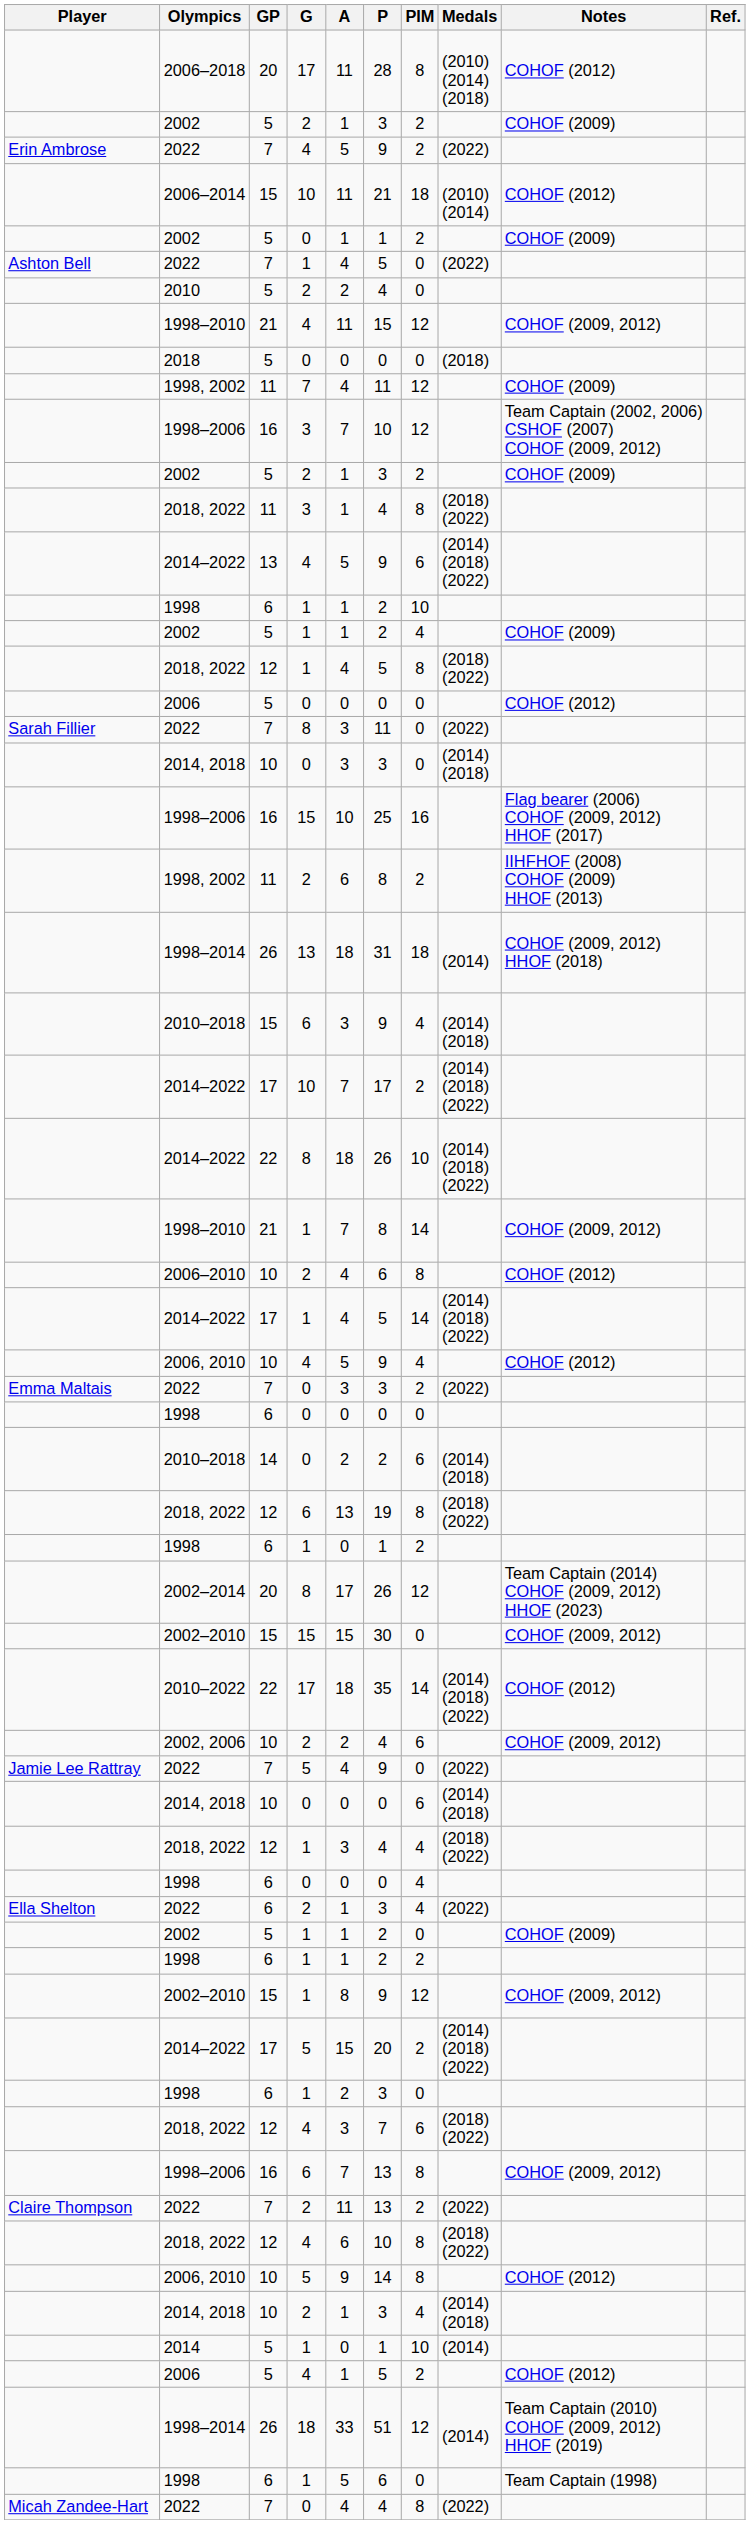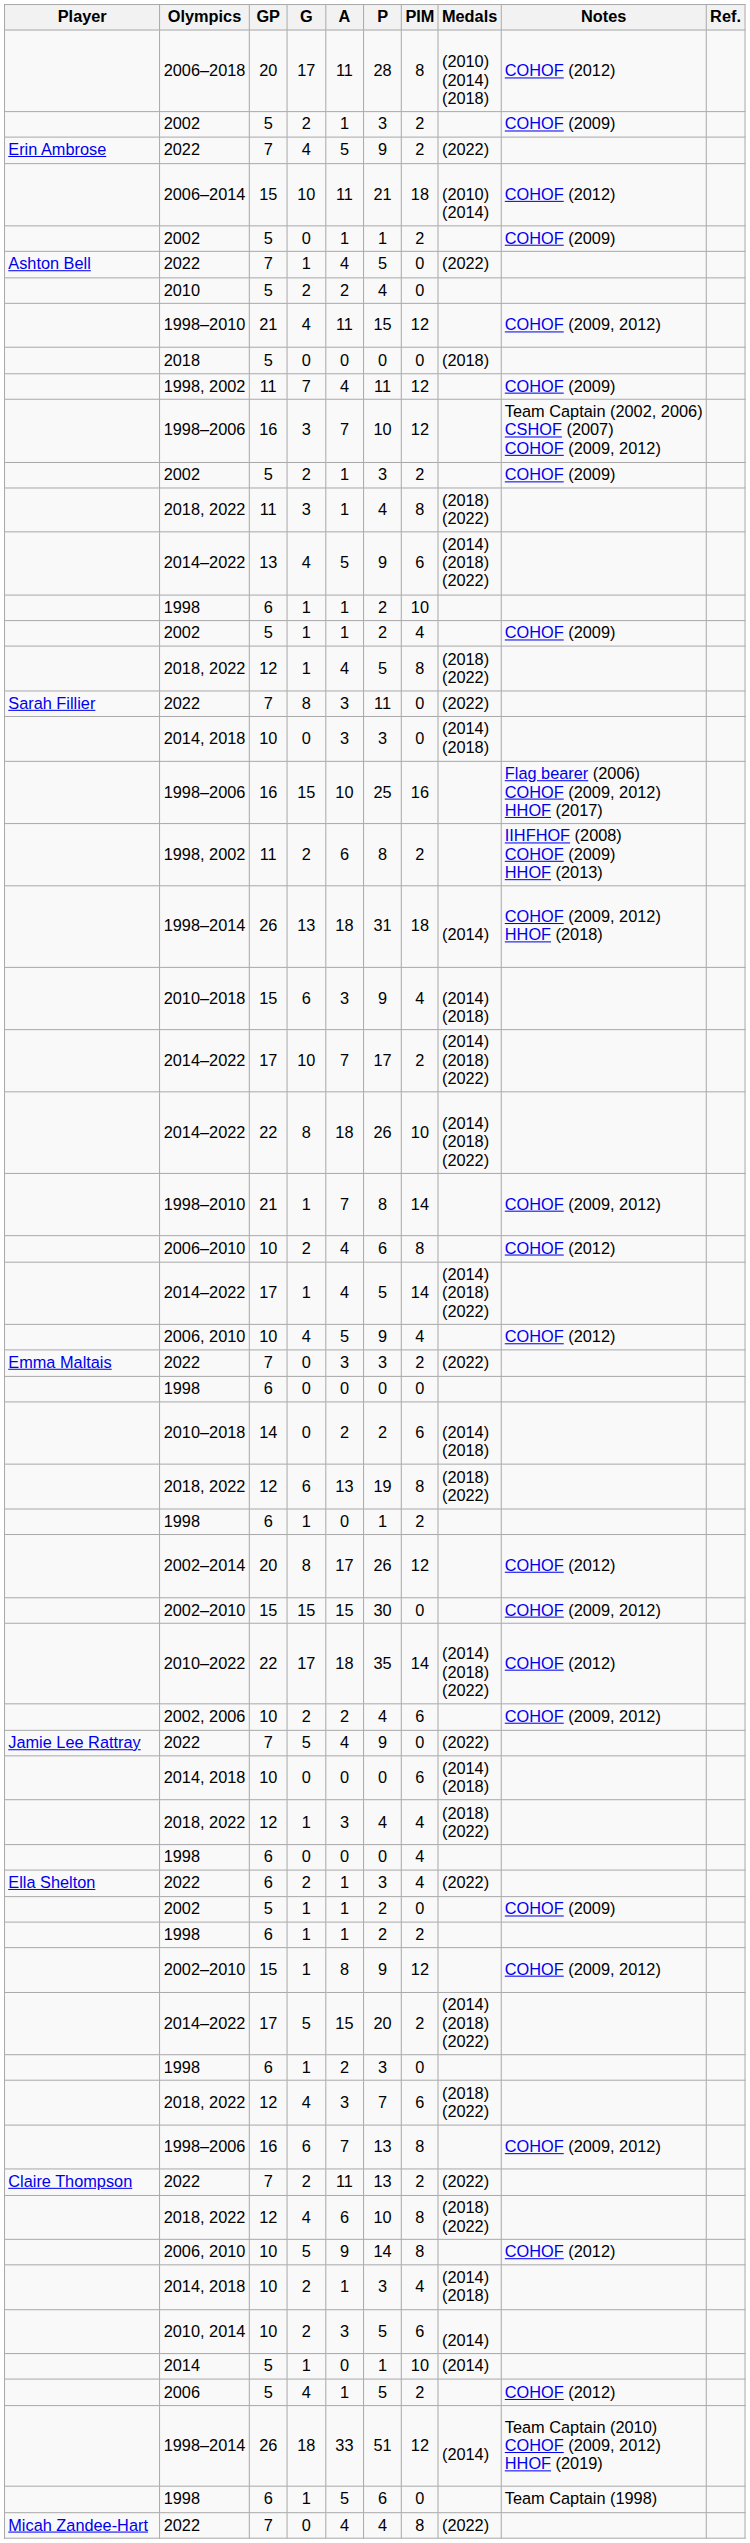- row: (182, 703)
(583, 1591) Team Captain (2014) COHOF (2009, 2012) HHOF (2023) -> (560, 1565) COHOF (2012)
+ row: (205, 2331)
